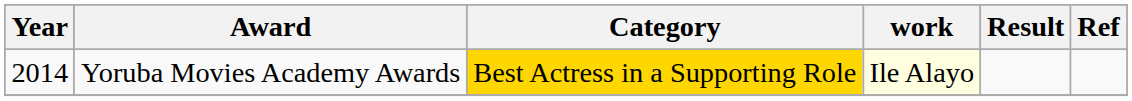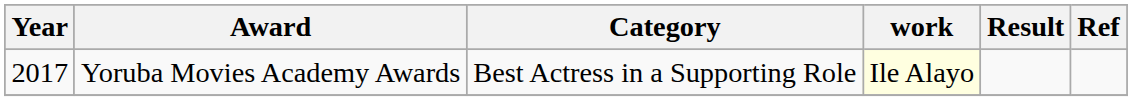(40, 71) 2014 -> (40, 71) 2017
(665, 71) gold background -> (665, 71) no background
